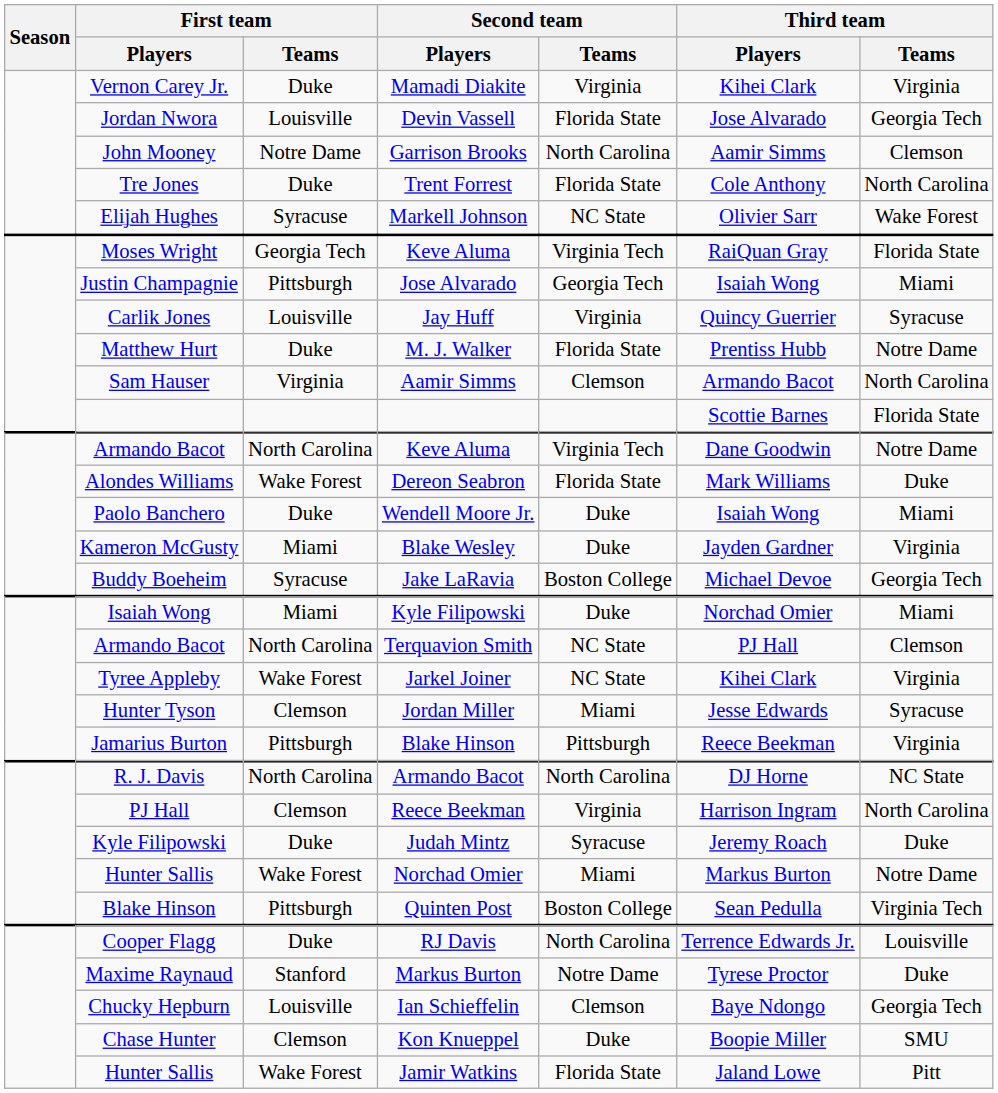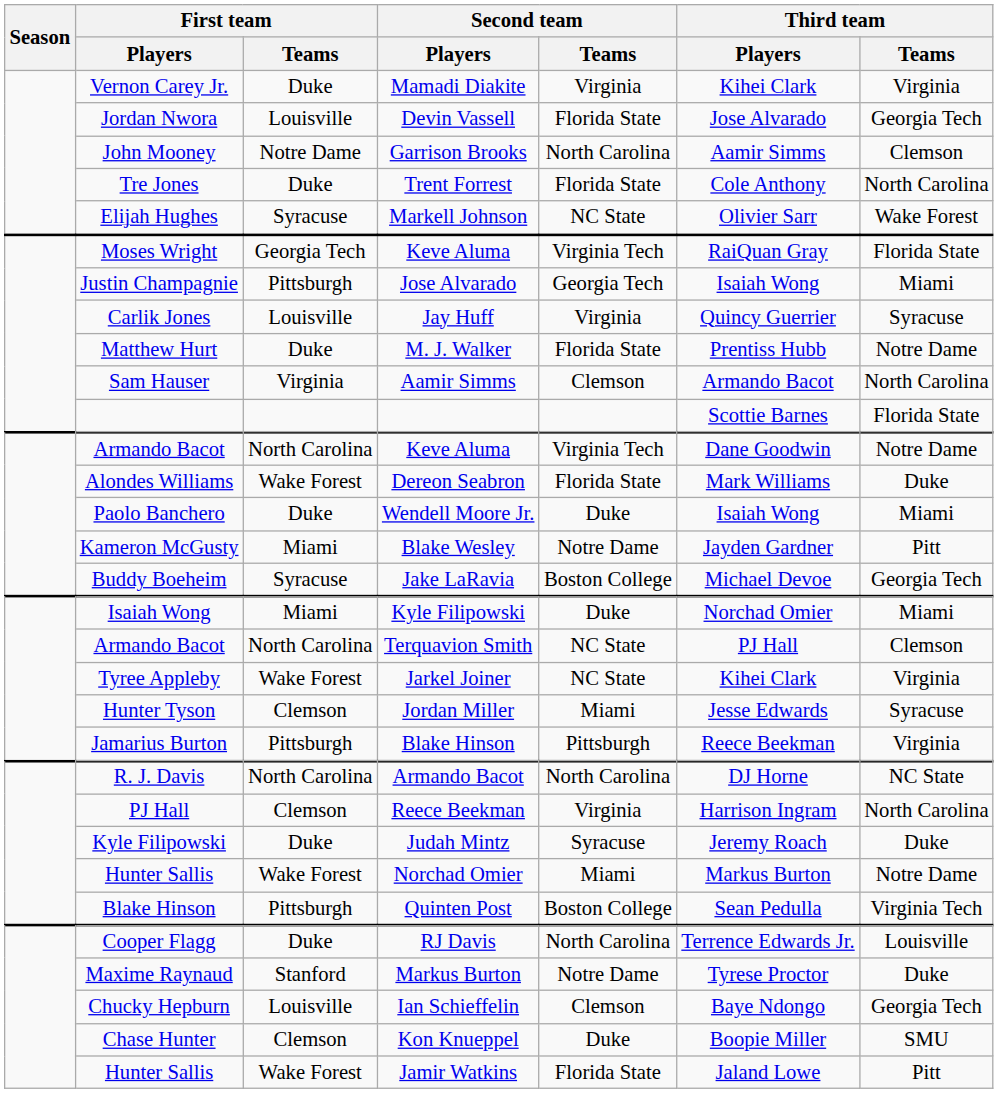(608, 546) Duke -> (608, 546) Notre Dame
(926, 546) Virginia -> (926, 546) Pitt
